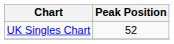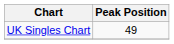(131, 30) 52 -> (131, 30) 49
